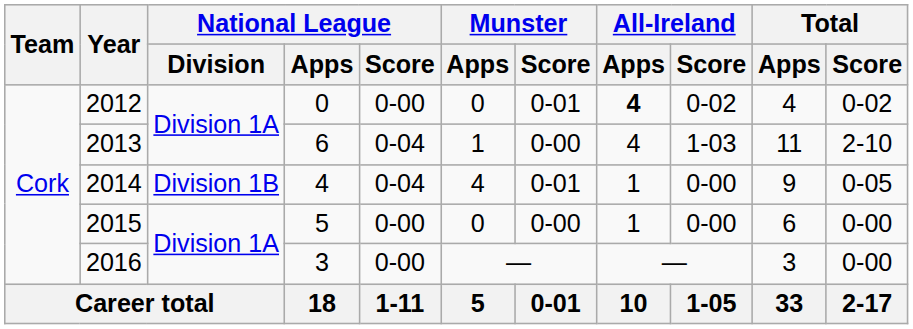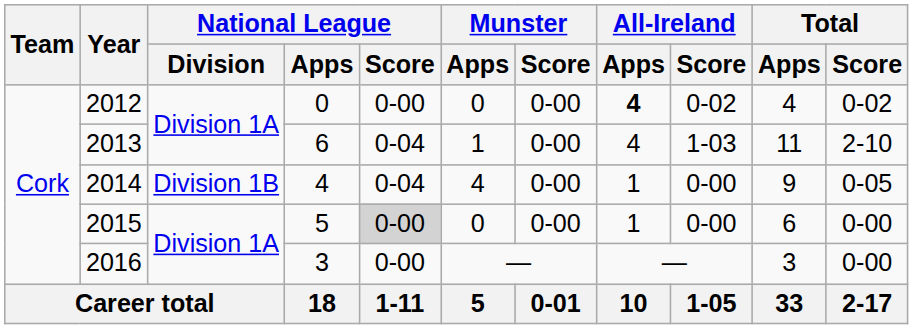(556, 104) 0-01 -> (556, 104) 0-00
(556, 183) 0-01 -> (556, 183) 0-00
(400, 223) no background -> (400, 223) lightgrey background
